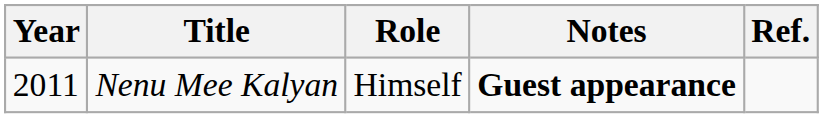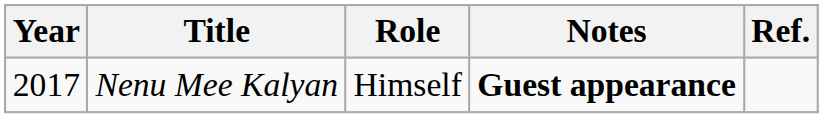(46, 84) 2011 -> (46, 84) 2017
